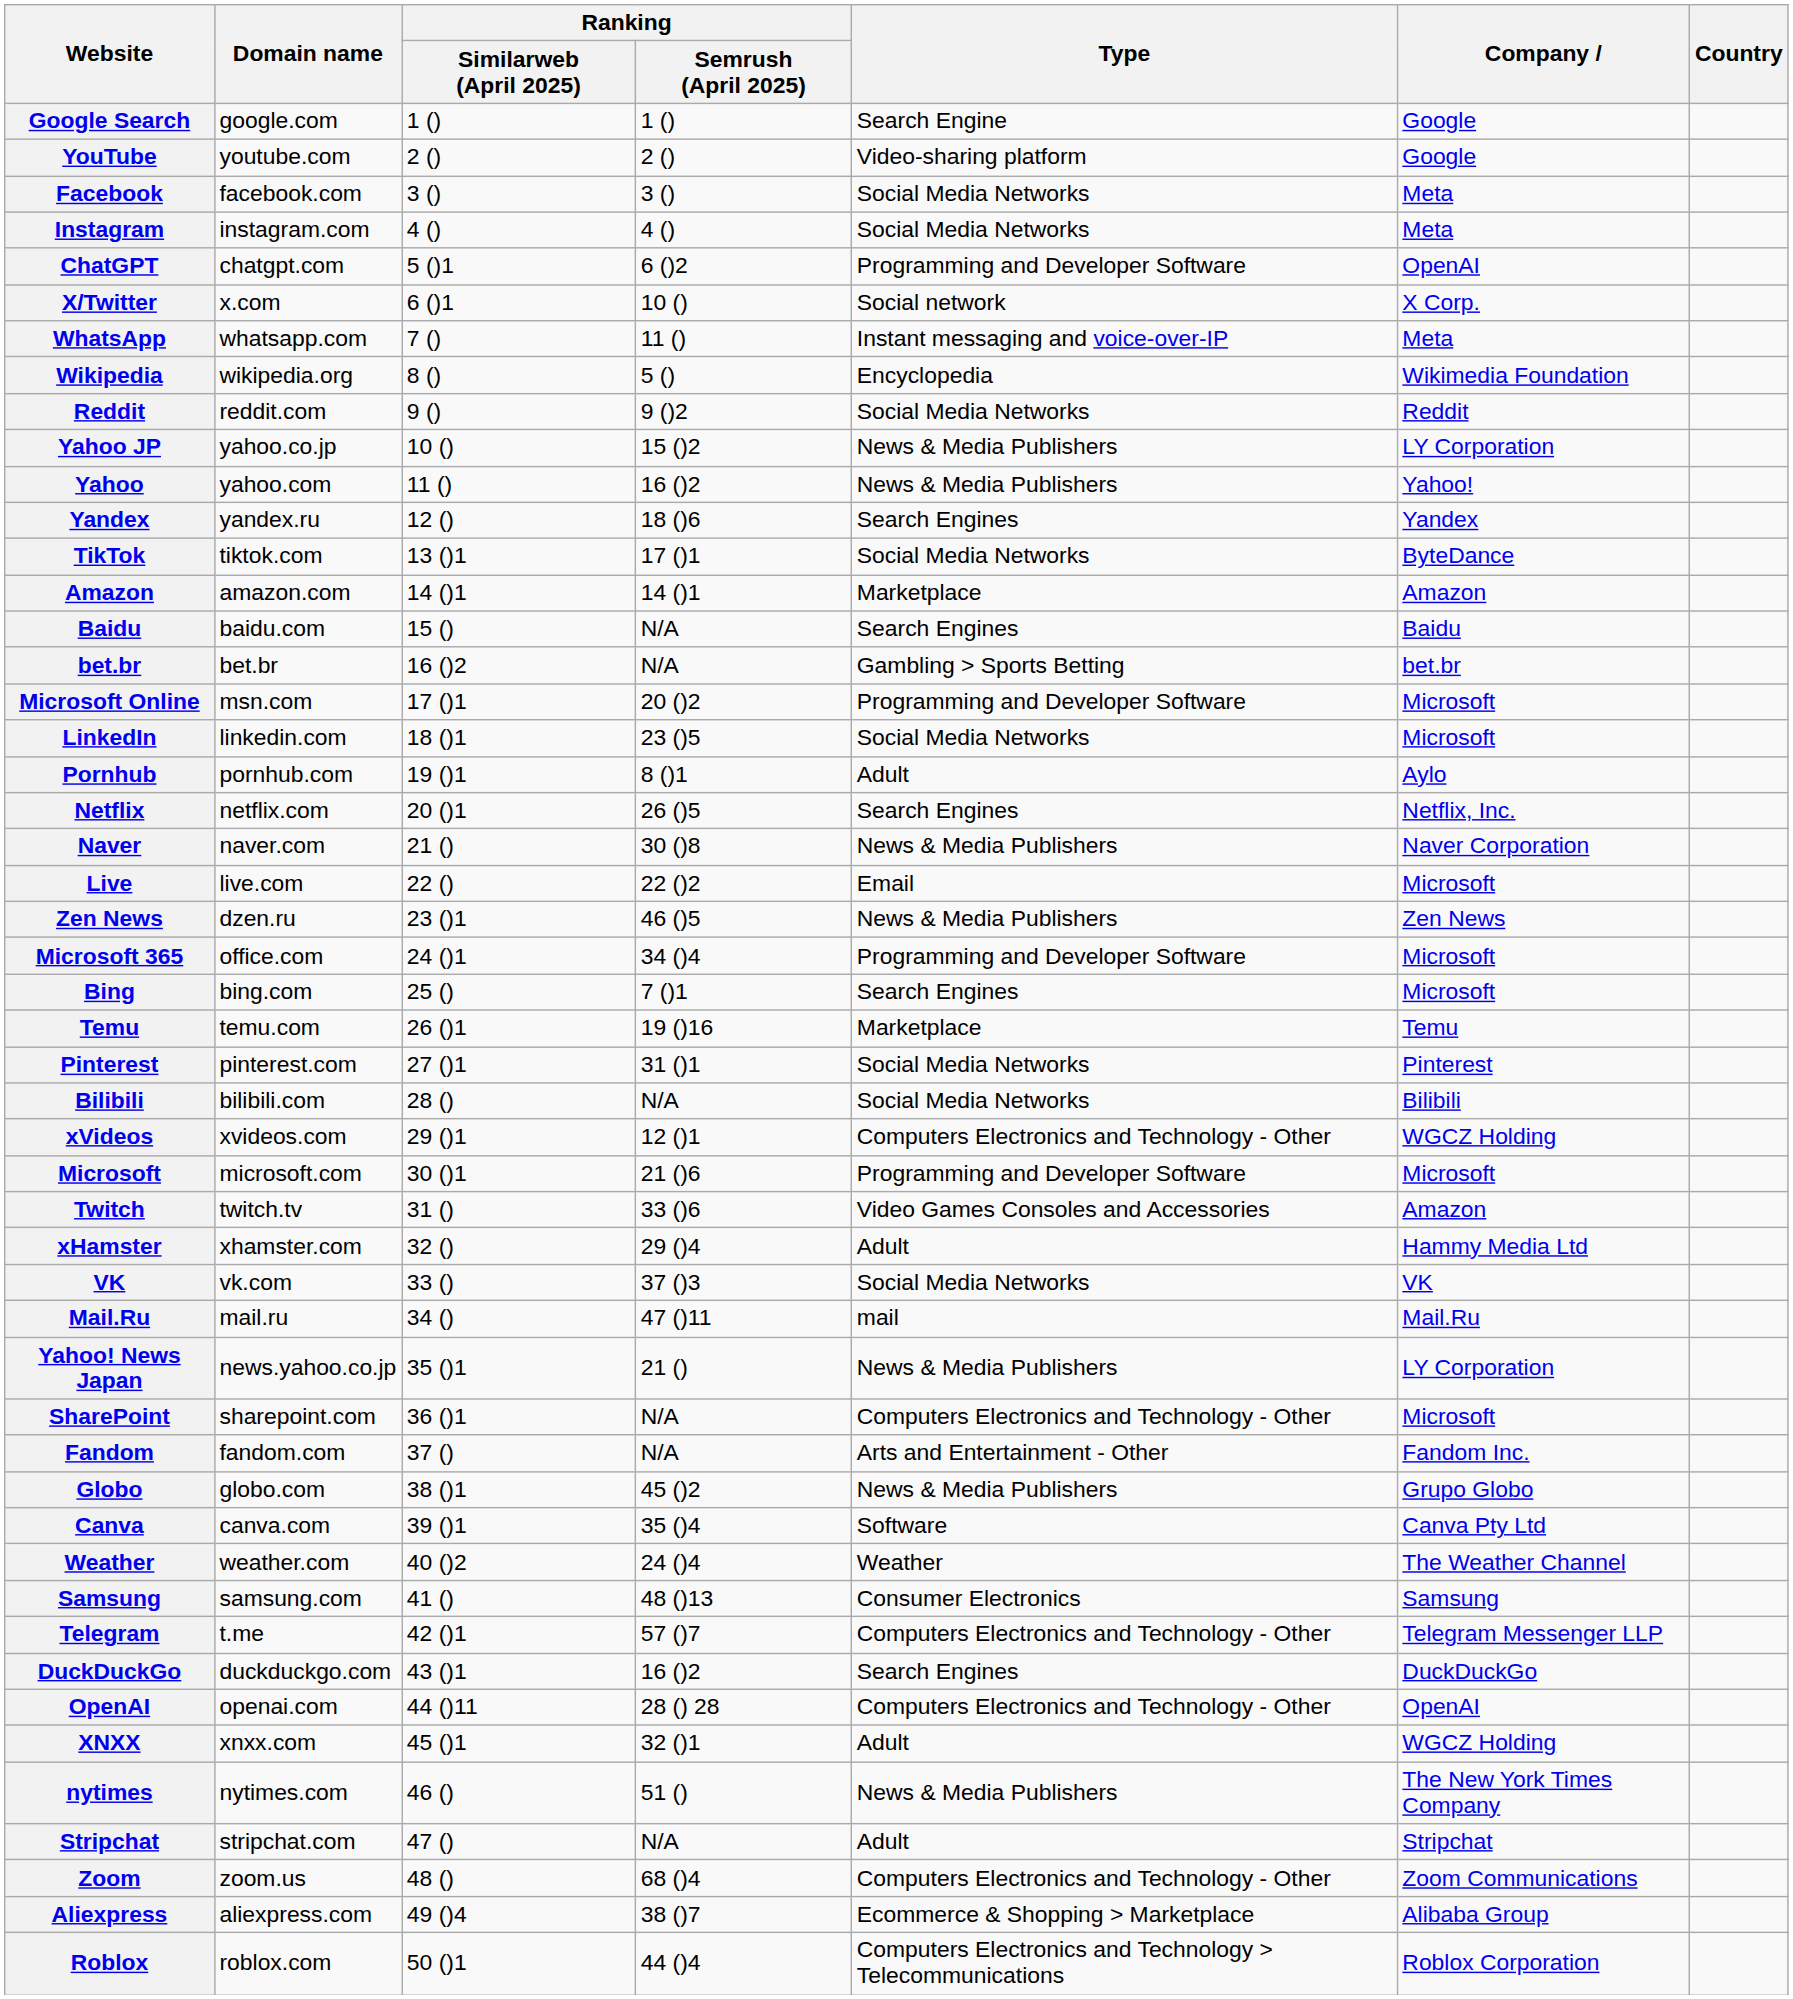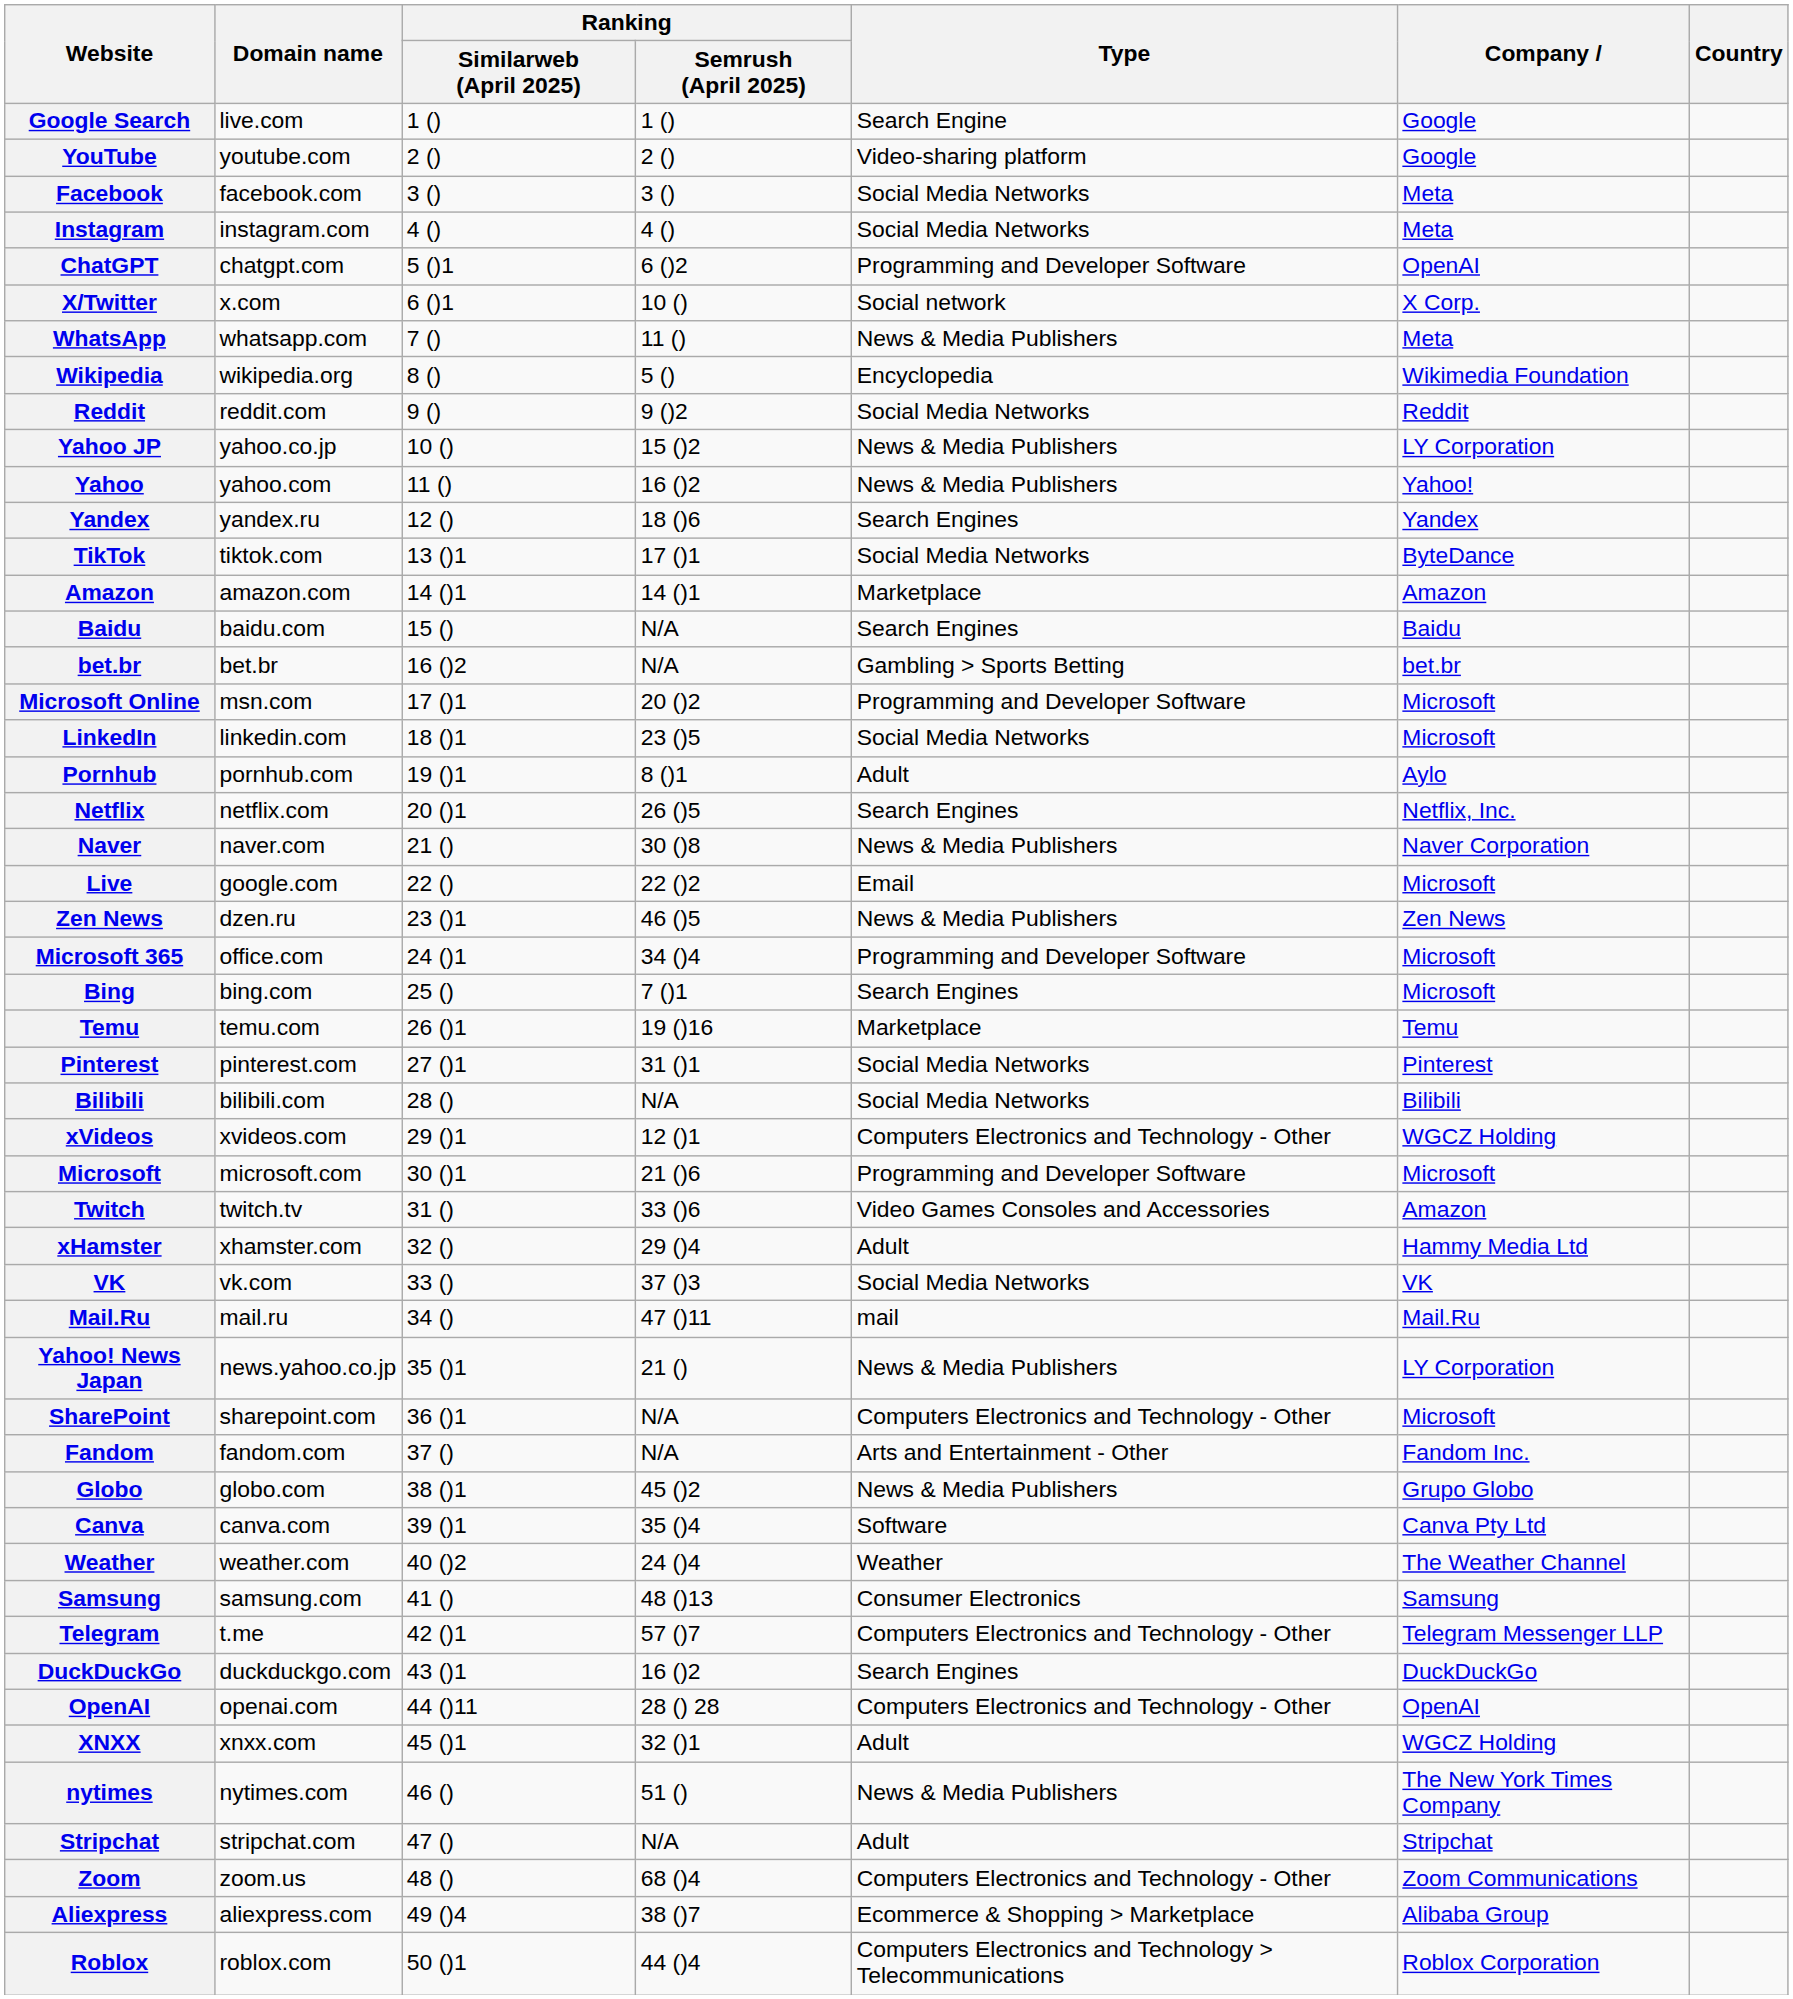(279, 120) google.com -> (261, 120) live.com
(1042, 338) Instant messaging and voice-over-IP -> (987, 338) News & Media Publishers
(261, 882) live.com -> (279, 882) google.com
